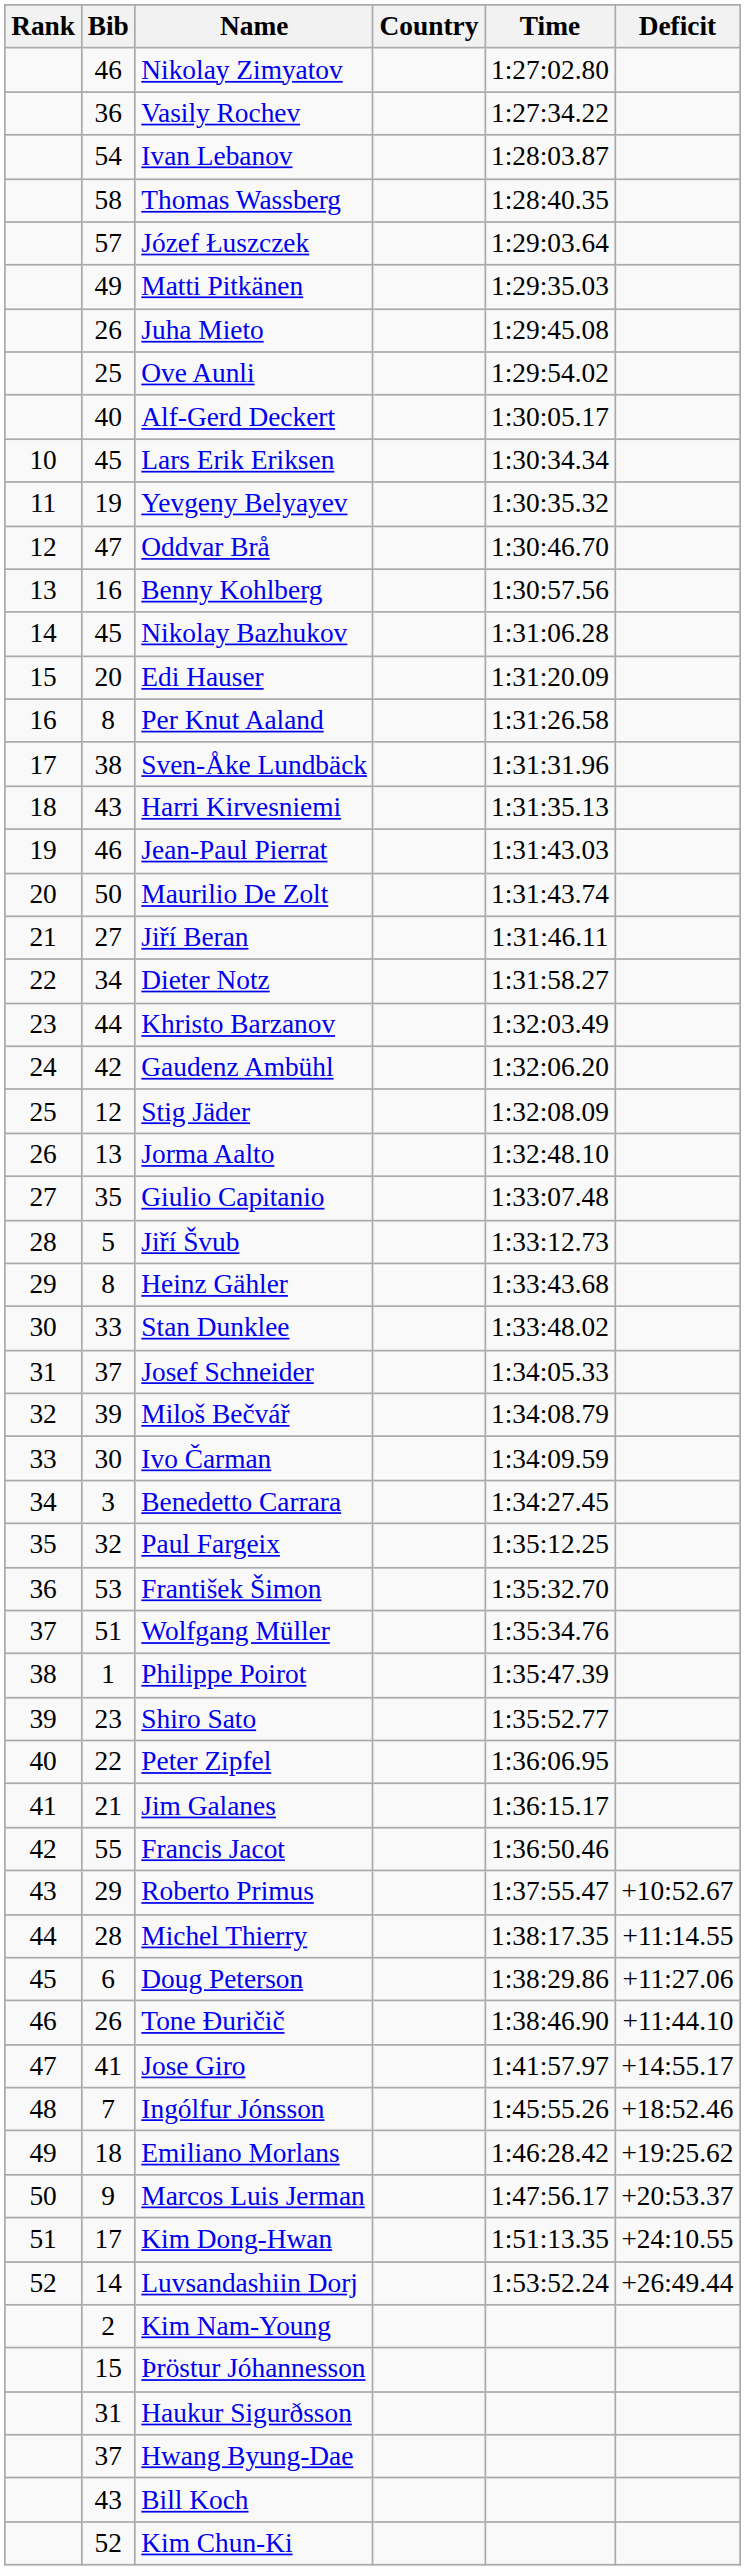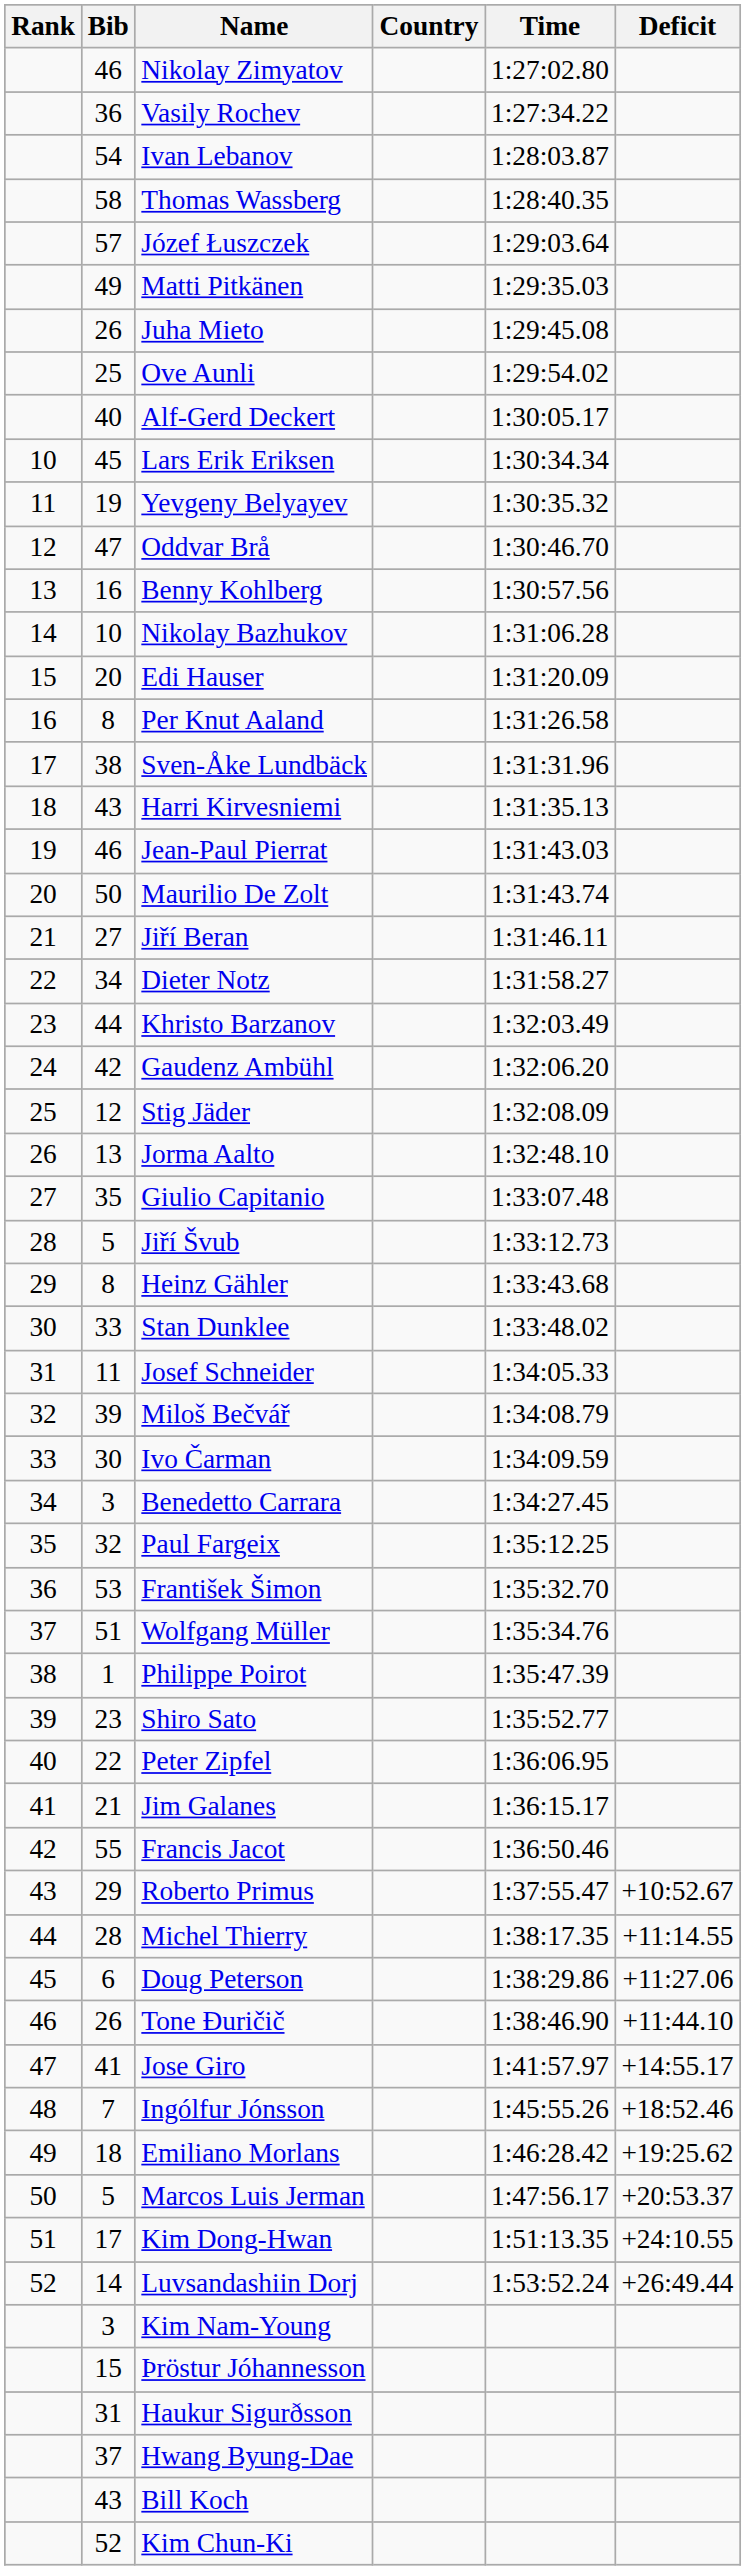(108, 633) 45 -> (108, 633) 10
(108, 1371) 37 -> (108, 1371) 11
(108, 2195) 9 -> (108, 2195) 5
(108, 2325) 2 -> (108, 2325) 3
